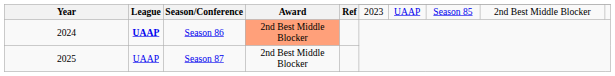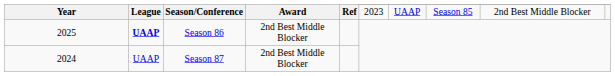(67, 32) 2024 -> (67, 32) 2025
(292, 32) lightsalmon background -> (292, 32) no background
(67, 58) 2025 -> (67, 58) 2024
